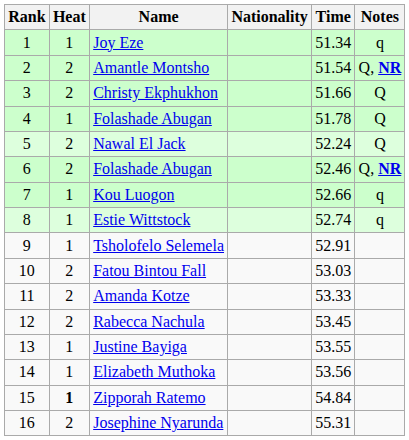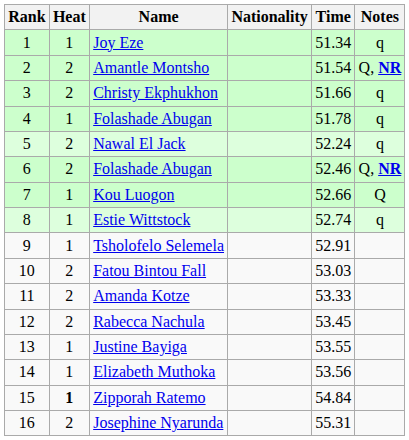(380, 93) Q -> (380, 93) q
(380, 118) Q -> (380, 118) q
(380, 144) Q -> (380, 144) q
(380, 194) q -> (380, 194) Q
